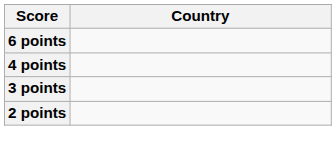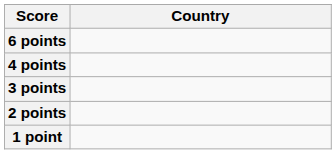+ row: (37, 137)
